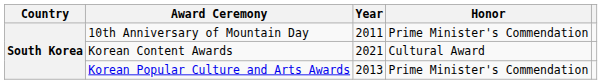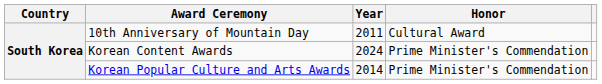(488, 32) Prime Minister's Commendation -> (437, 32) Cultural Award
(369, 51) 2021 -> (369, 51) 2024
(437, 51) Cultural Award -> (488, 51) Prime Minister's Commendation
(369, 70) 2013 -> (369, 70) 2014
